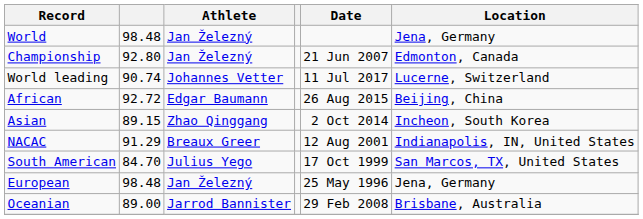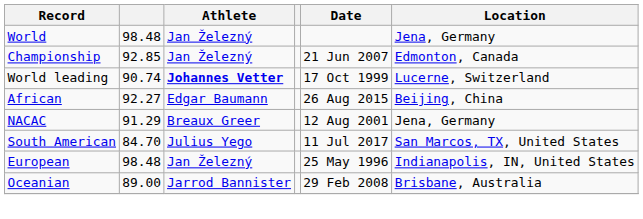(142, 57) 92.80 -> (142, 57) 92.85
(225, 78) normal -> (225, 78) bold
(346, 78) 11 Jul 2017 -> (346, 78) 17 Oct 1999
(142, 99) 92.72 -> (142, 99) 92.27
- row: (27, 120)
(515, 141) Indianapolis, IN, United States -> (445, 120) Jena, Germany
(346, 162) 17 Oct 1999 -> (346, 141) 11 Jul 2017
(445, 183) Jena, Germany -> (515, 162) Indianapolis, IN, United States
